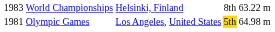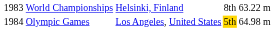(14, 21) 1981 -> (14, 21) 1984
